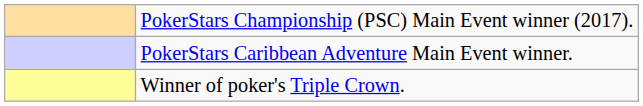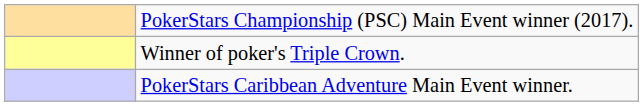rows swapped: (357, 52) <-> (273, 85)
